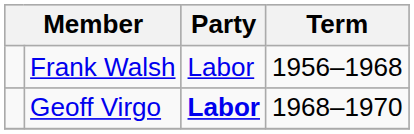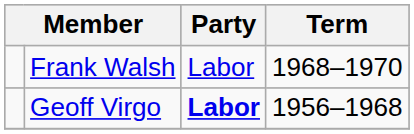(337, 66) 1956–1968 -> (337, 66) 1968–1970
(337, 107) 1968–1970 -> (337, 107) 1956–1968
